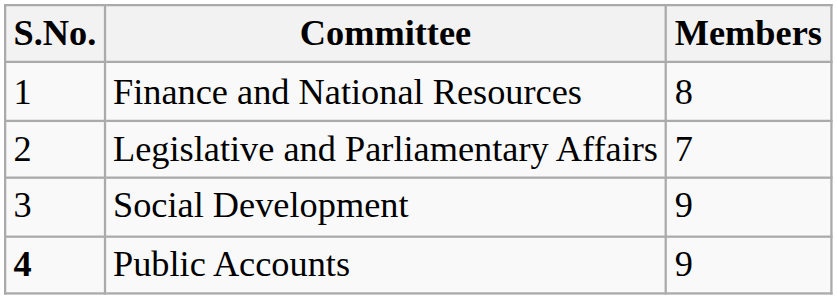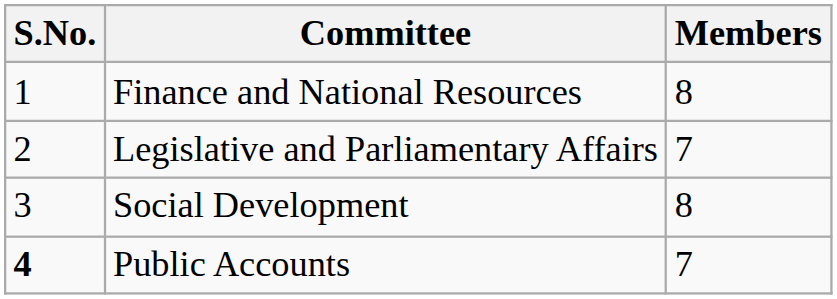(684, 206) 9 -> (684, 206) 8
(684, 263) 9 -> (684, 263) 7
